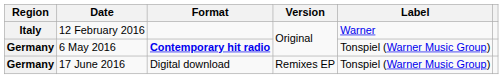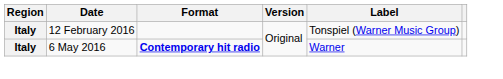(358, 30) Warner -> (384, 30) Tonspiel (Warner Music Group)
(30, 47) Germany -> (25, 47) Italy
(415, 47) Tonspiel (Warner Music Group) -> (327, 47) Warner
- row: (92, 64)
